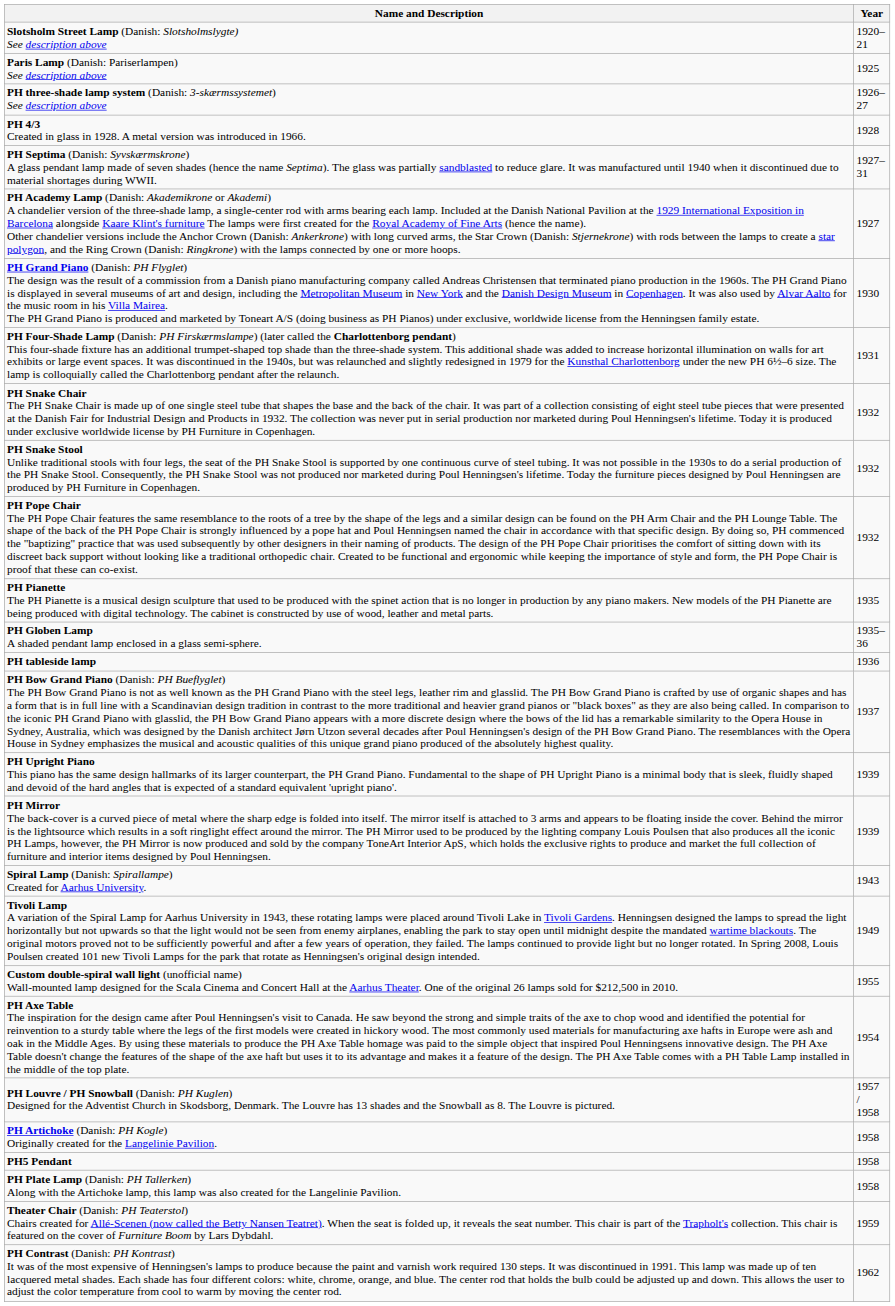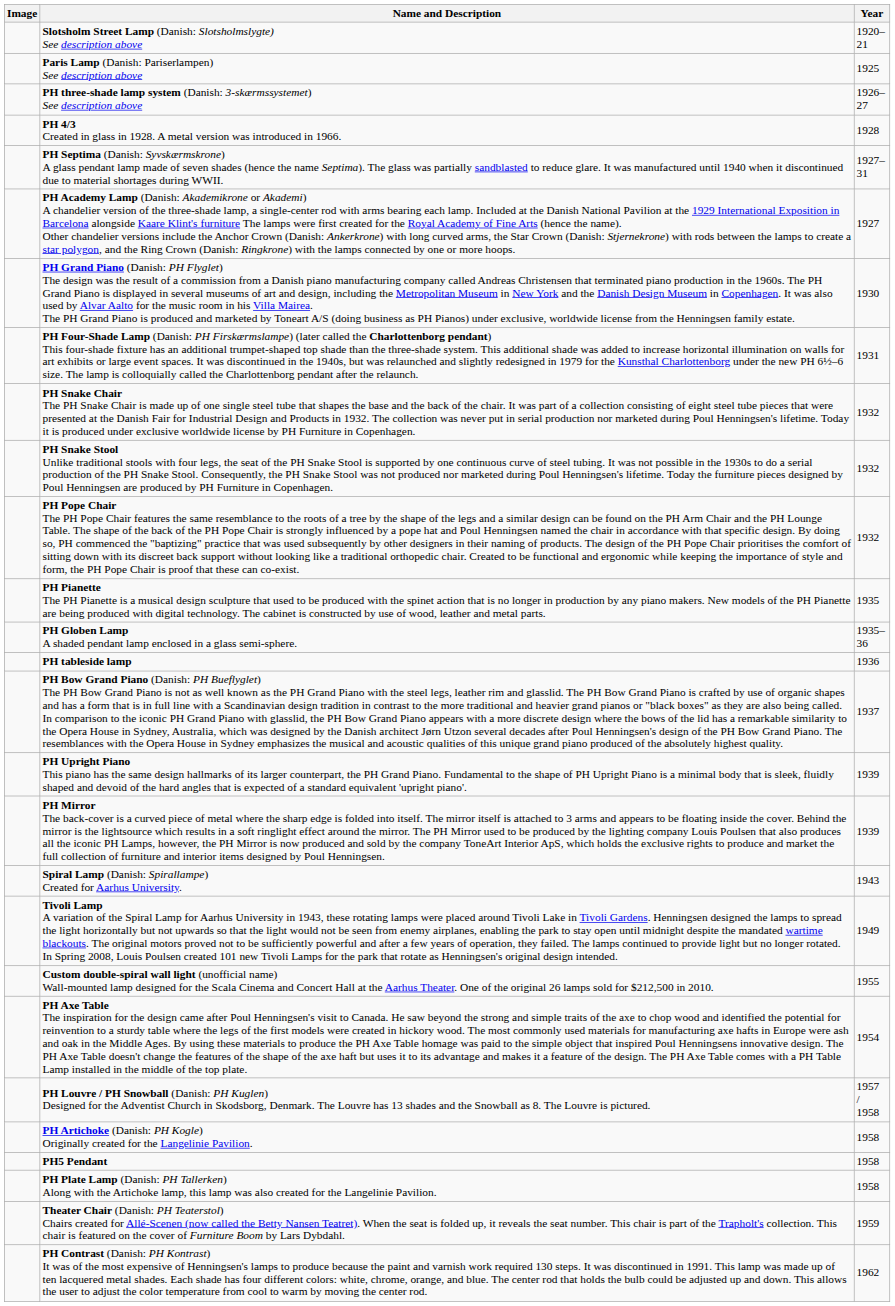+ column: (22, 13)
